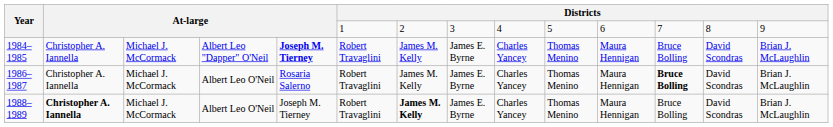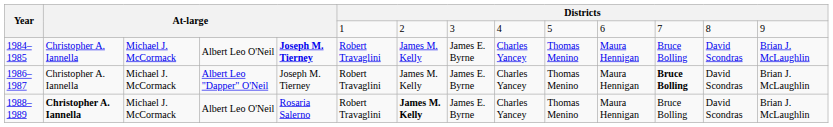(235, 51) Albert Leo "Dapper" O'Neil -> (238, 51) Albert Leo O'Neil
(238, 80) Albert Leo O'Neil -> (235, 80) Albert Leo "Dapper" O'Neil
(295, 80) Rosaria Salerno -> (300, 80) Joseph M. Tierney
(300, 108) Joseph M. Tierney -> (295, 108) Rosaria Salerno
